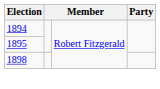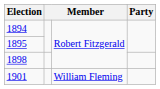+ row: (17, 76)
